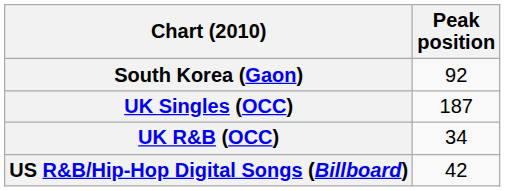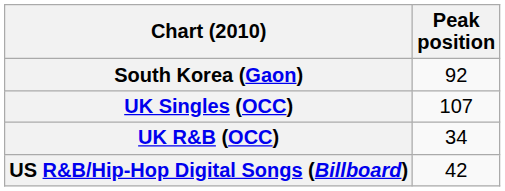(456, 106) 187 -> (456, 106) 107
